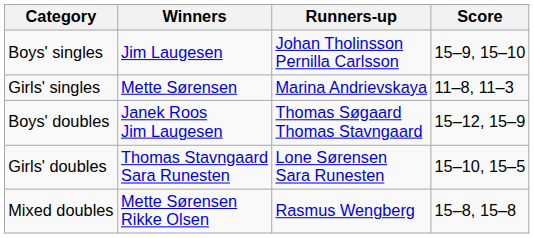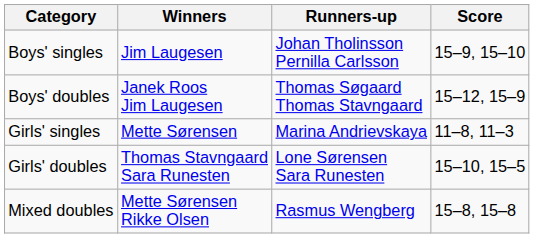rows swapped: (54, 87) <-> (59, 122)
